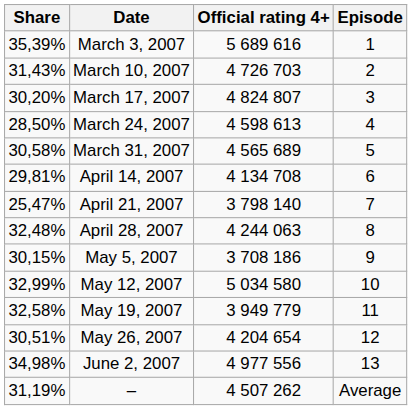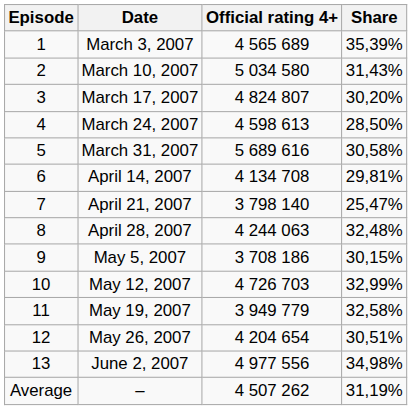columns swapped: (370, 17) <-> (37, 17)
(264, 44) 5 689 616 -> (272, 44) 4 565 689
(264, 71) 4 726 703 -> (272, 71) 5 034 580
(264, 151) 4 565 689 -> (272, 151) 5 689 616
(264, 284) 5 034 580 -> (272, 284) 4 726 703
